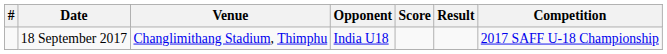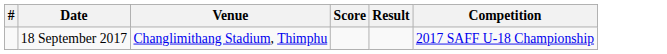- column: (363, 15)
